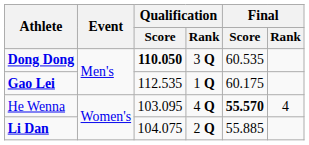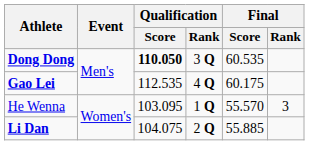(204, 83) 1 Q -> (204, 83) 4 Q
(204, 106) 4 Q -> (204, 106) 1 Q
(245, 106) bold -> (245, 106) normal
(285, 106) 4 -> (285, 106) 3
